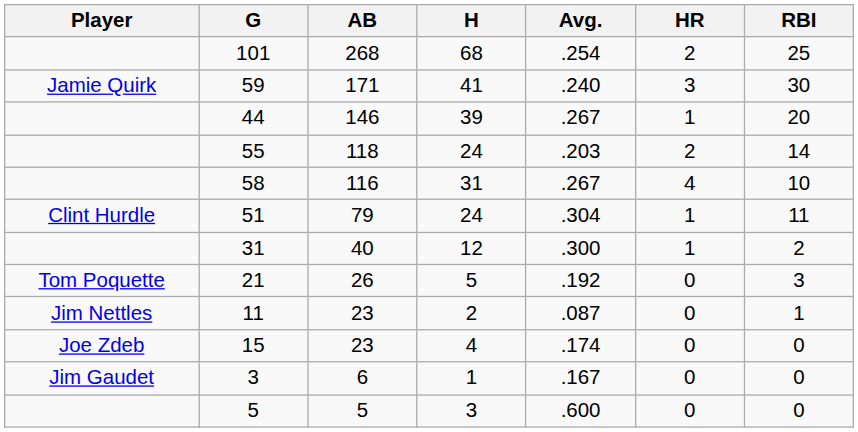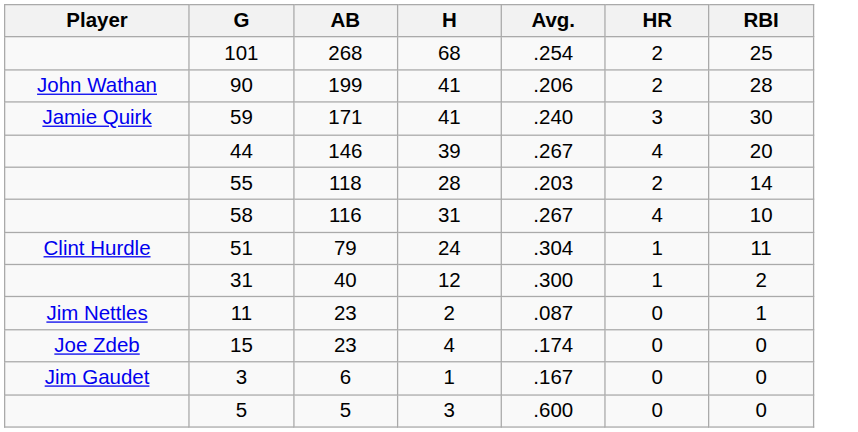+ row: (241, 85)
(690, 118) 1 -> (657, 150) 4
(471, 150) 24 -> (449, 183) 28
- row: (253, 280)
